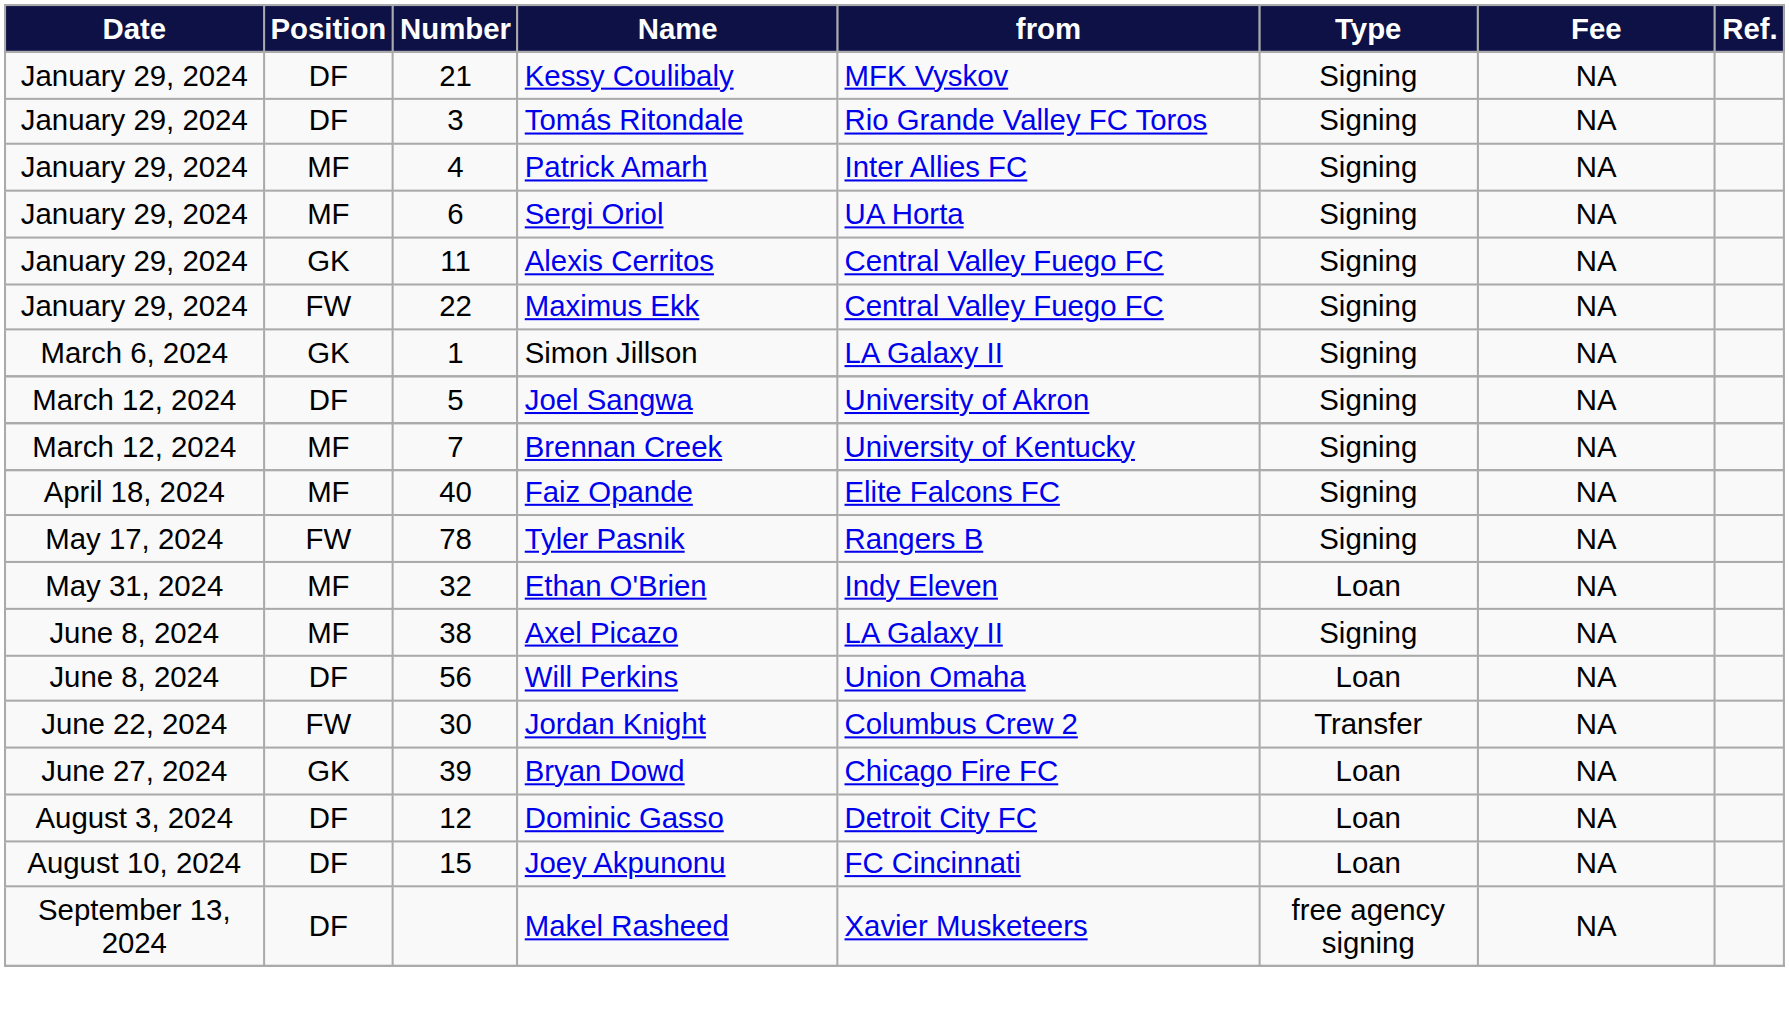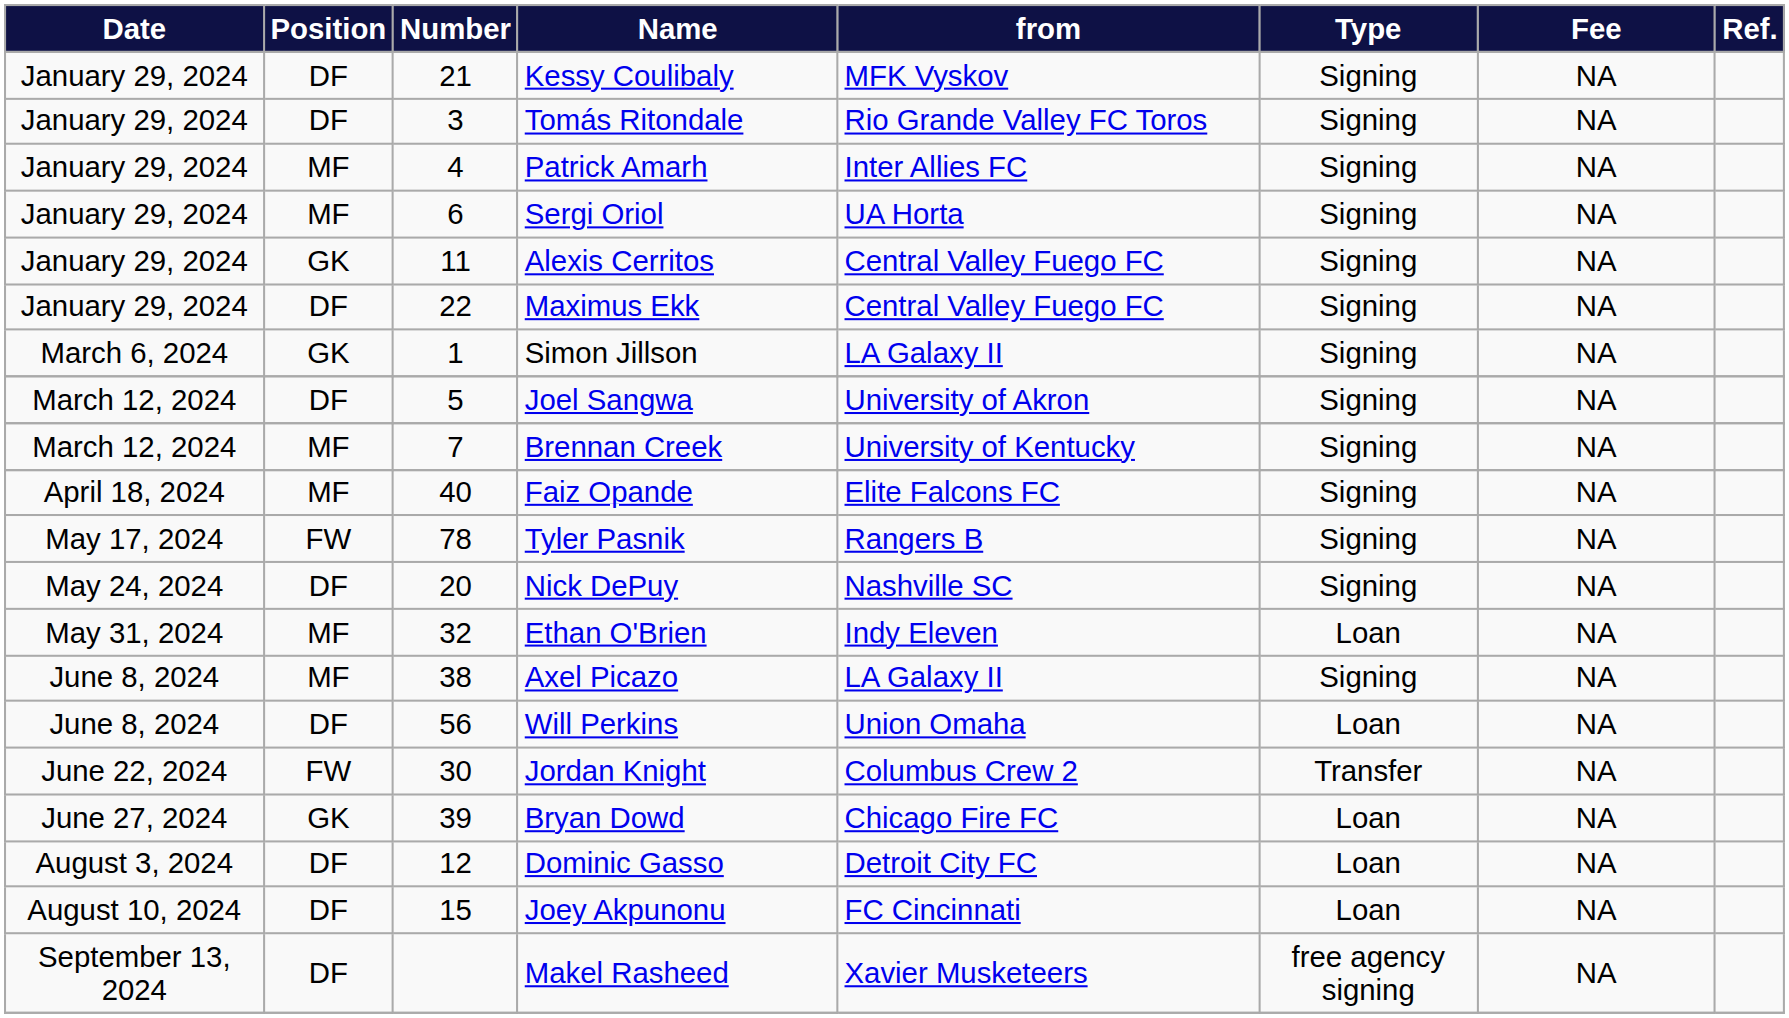(328, 307) FW -> (328, 307) DF
+ row: (601, 586)
